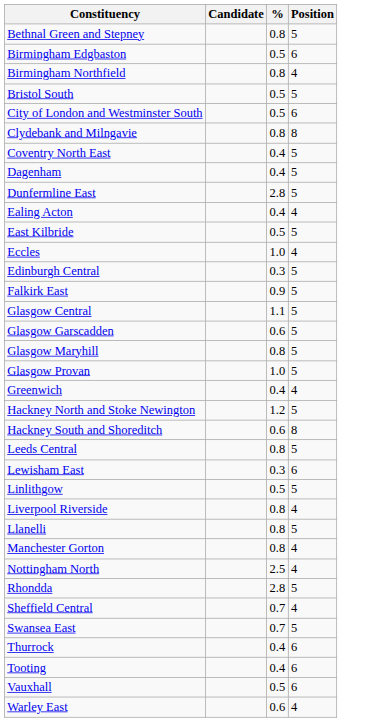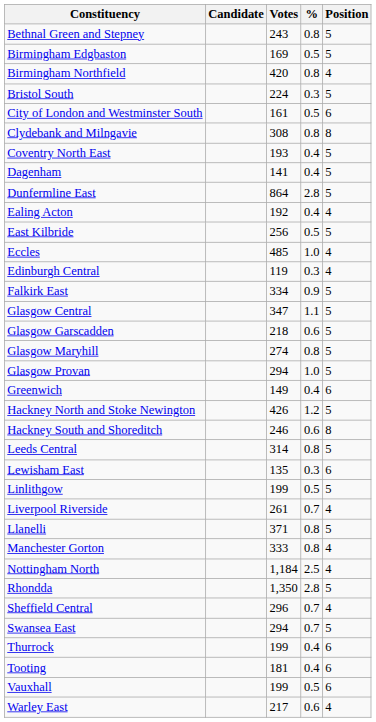+ column: (284, 14)
(294, 53) 6 -> (328, 53) 5
(277, 93) 0.5 -> (312, 93) 0.3
(294, 271) 5 -> (328, 271) 4
(294, 390) 4 -> (328, 390) 6
(277, 509) 0.8 -> (312, 509) 0.7
